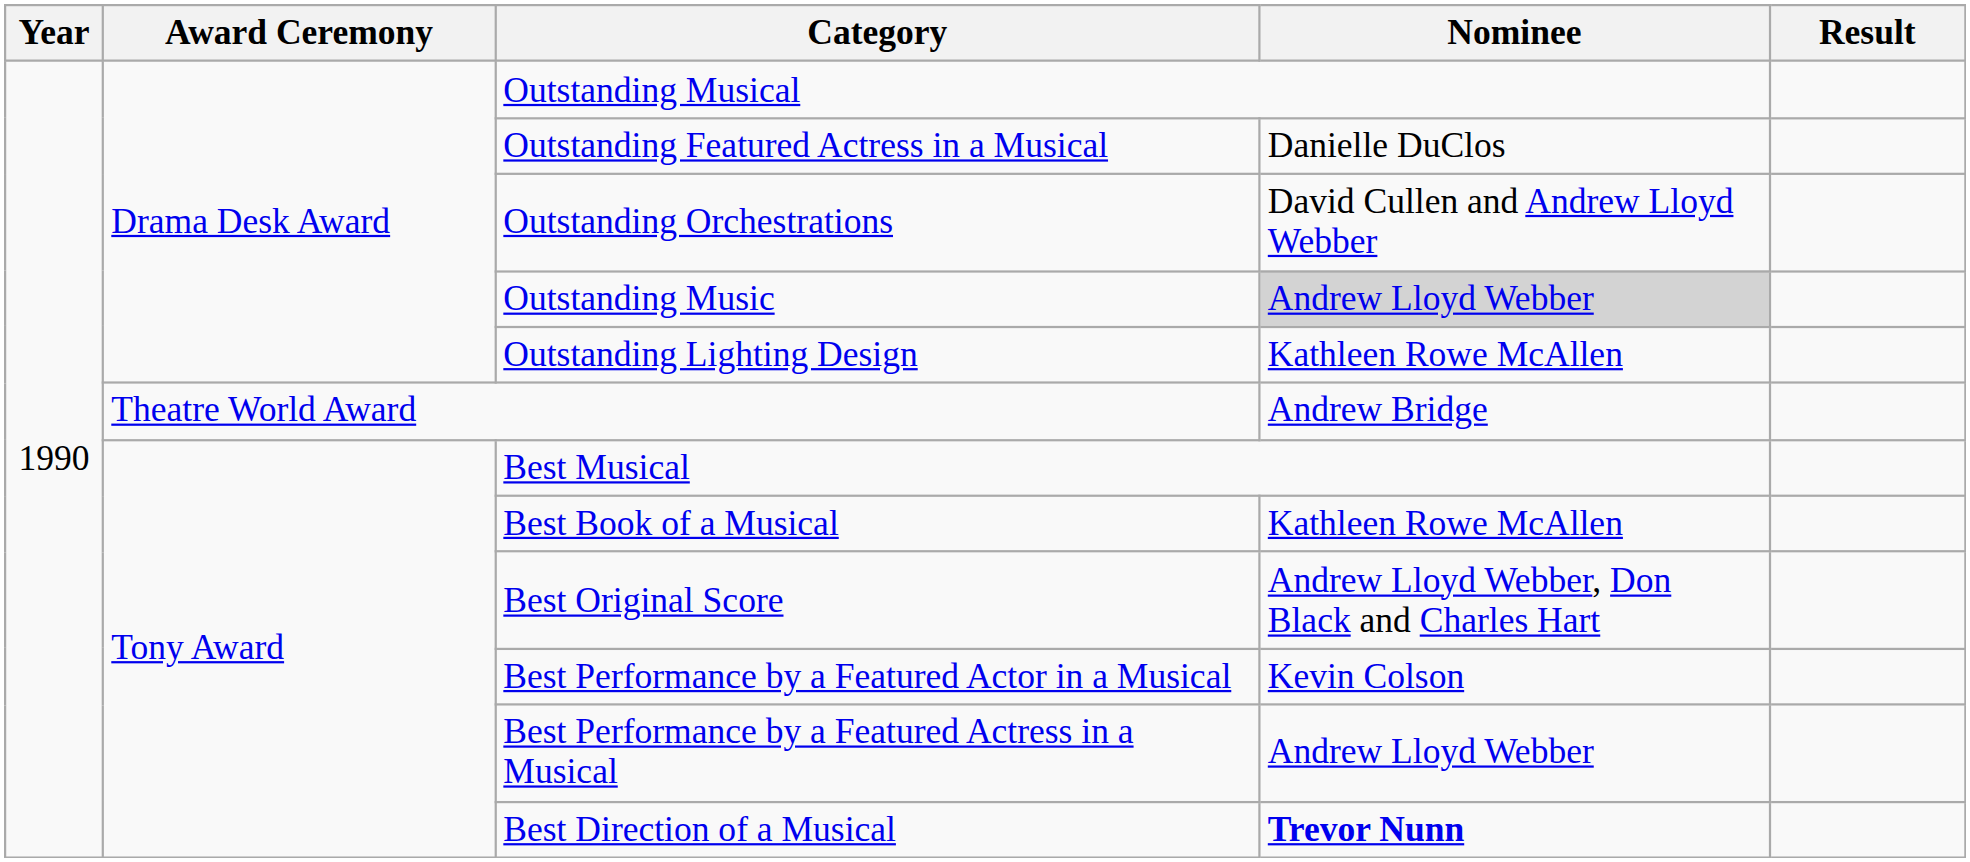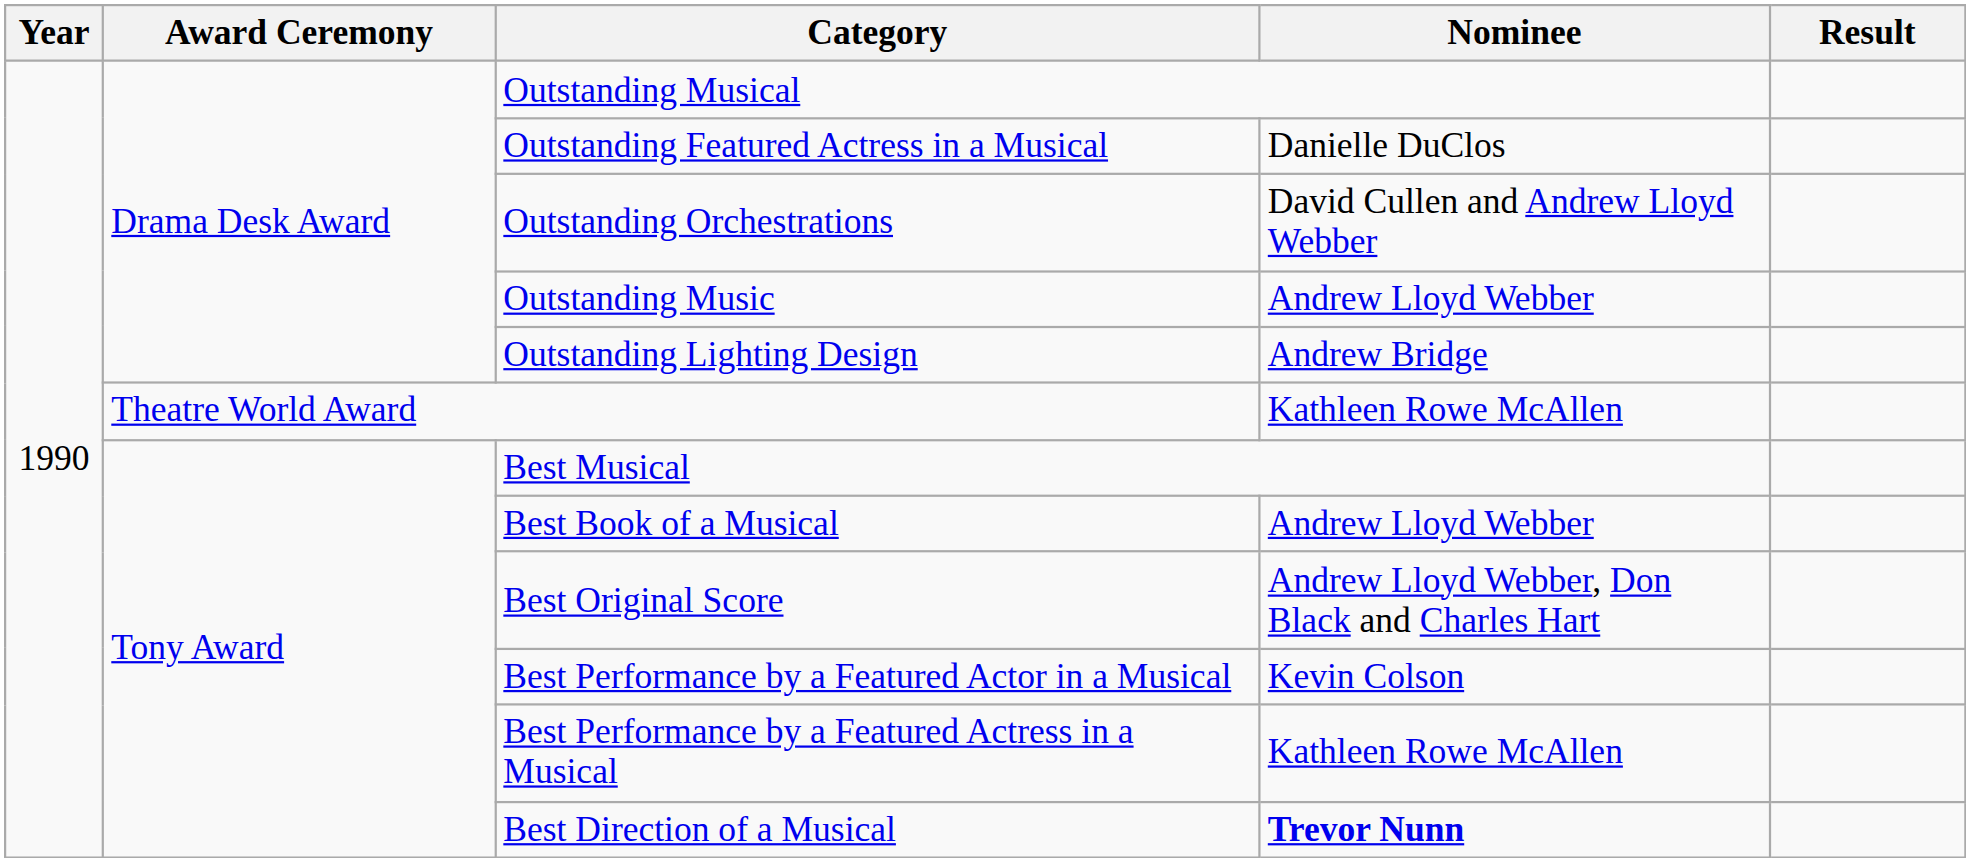(1431, 297) lightgrey background -> (1431, 297) no background
(1445, 354) Kathleen Rowe McAllen -> (1378, 354) Andrew Bridge
(1378, 410) Andrew Bridge -> (1445, 410) Kathleen Rowe McAllen
(1445, 523) Kathleen Rowe McAllen -> (1431, 523) Andrew Lloyd Webber
(1431, 752) Andrew Lloyd Webber -> (1445, 752) Kathleen Rowe McAllen
